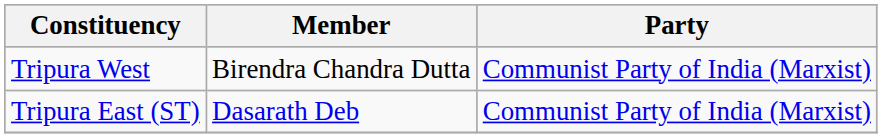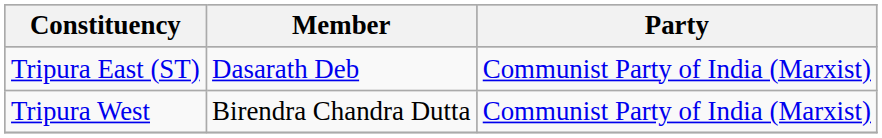rows swapped: (105, 111) <-> (81, 68)
